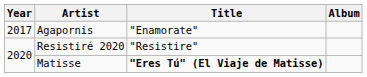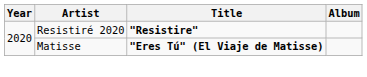- row: (65, 30)
(164, 47) normal -> (164, 30) bold
